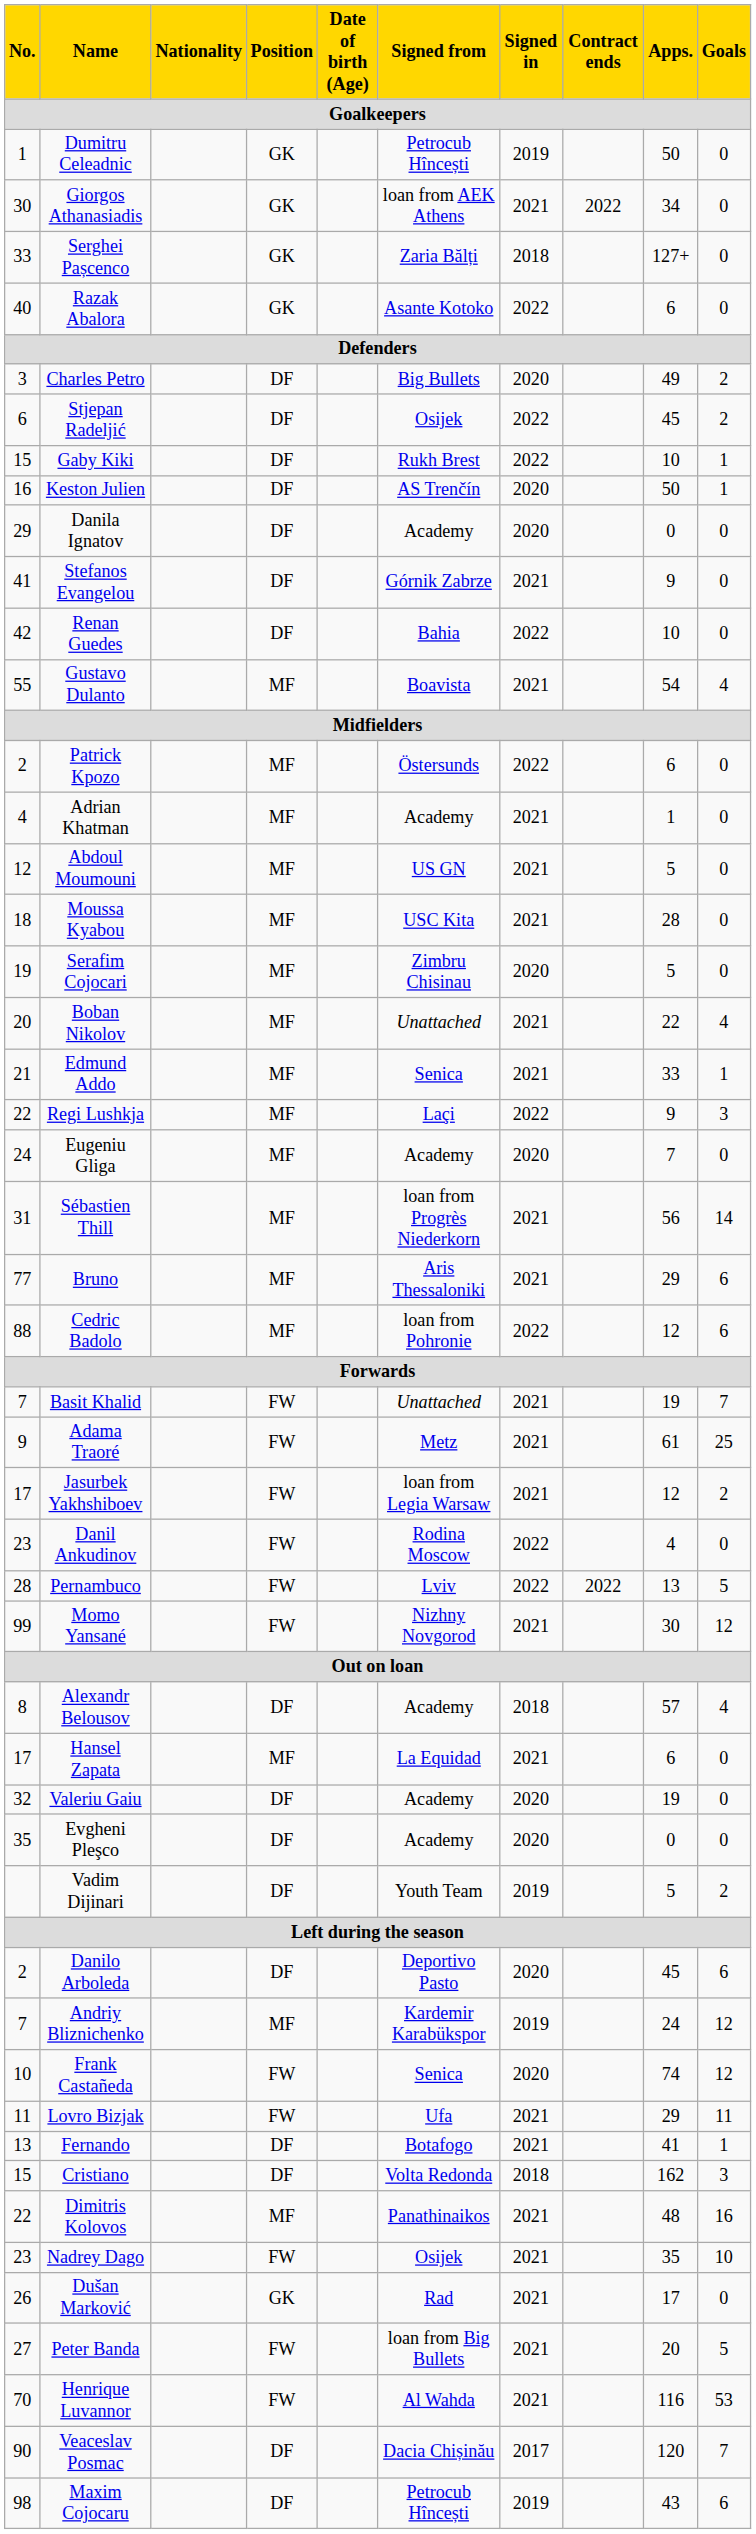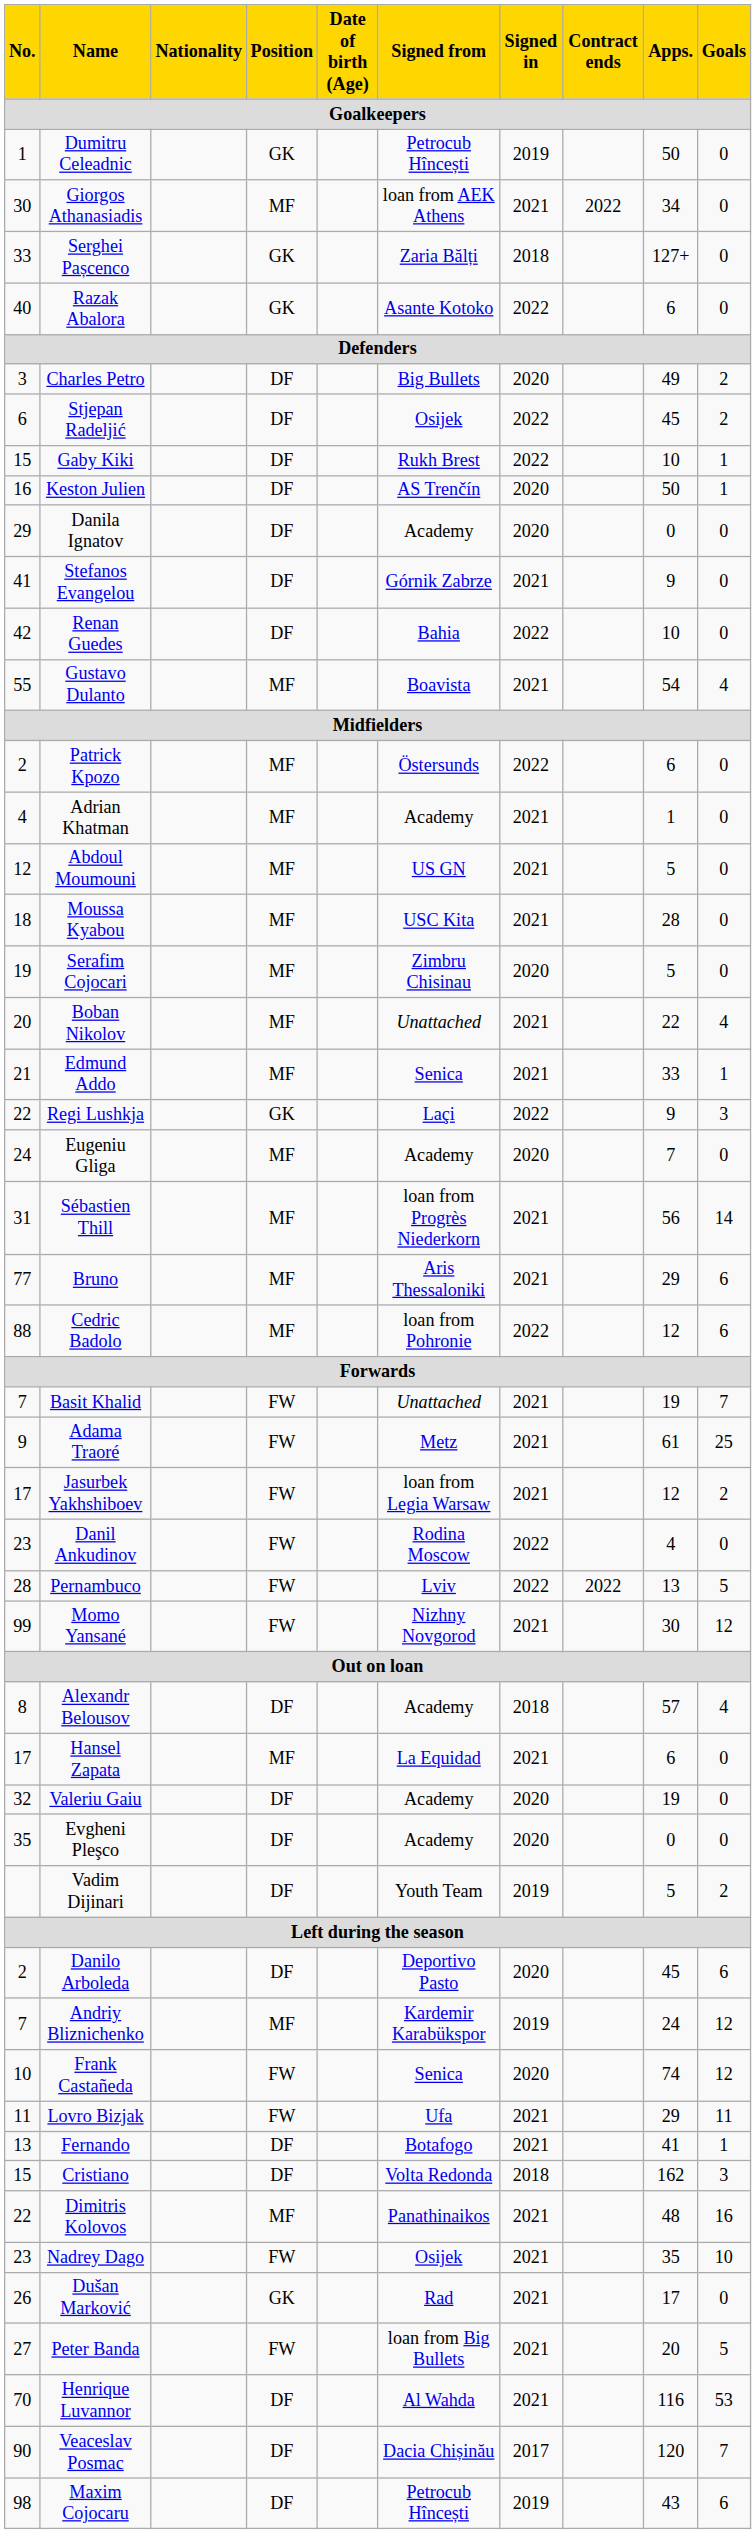(282, 206) GK -> (282, 206) MF
(282, 1115) MF -> (282, 1115) GK
(282, 2400) FW -> (282, 2400) DF
